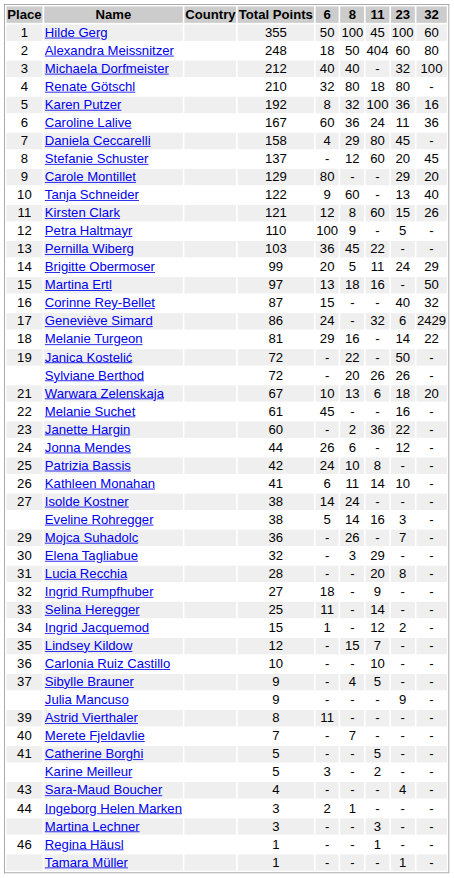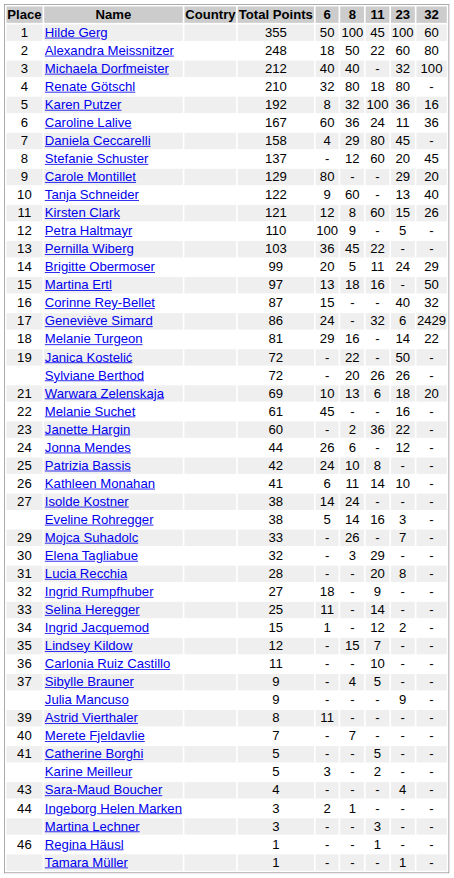(378, 50) 404 -> (378, 50) 22
(276, 393) 67 -> (276, 393) 69
(276, 537) 36 -> (276, 537) 33
(276, 664) 10 -> (276, 664) 11
